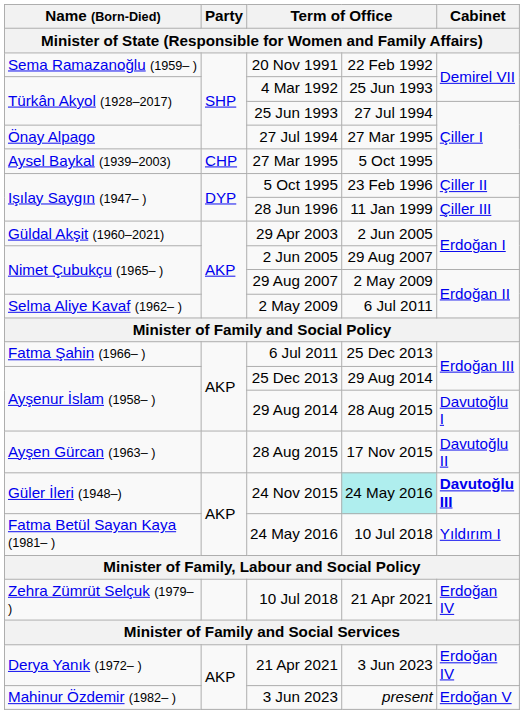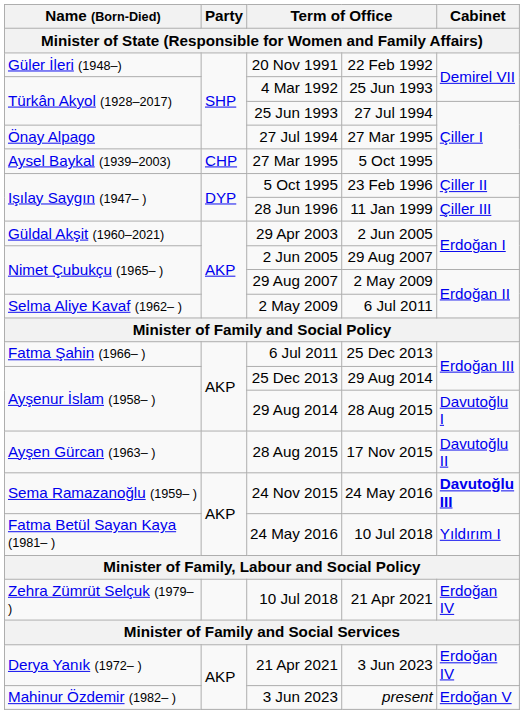(103, 64) Sema Ramazanoğlu (1959– ) -> (65, 64) Güler İleri (1948–)
(65, 493) Güler İleri (1948–) -> (103, 493) Sema Ramazanoğlu (1959– )
(389, 493) paleturquoise background -> (389, 493) no background
